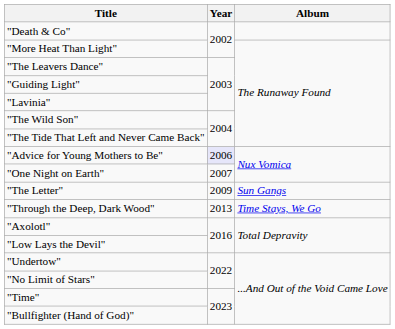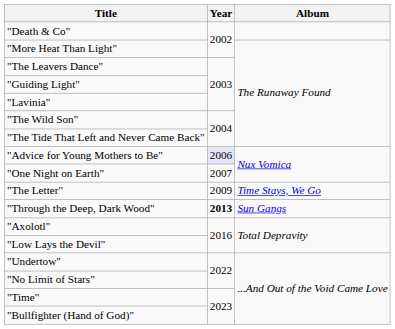(262, 191) Sun Gangs -> (279, 191) Time Stays, We Go
(221, 208) normal -> (221, 208) bold
(279, 208) Time Stays, We Go -> (262, 208) Sun Gangs
